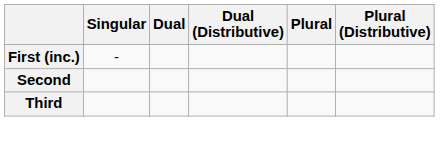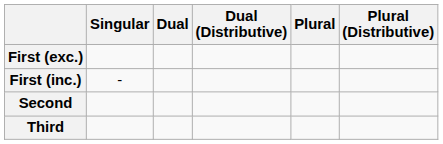+ row: (46, 56)
